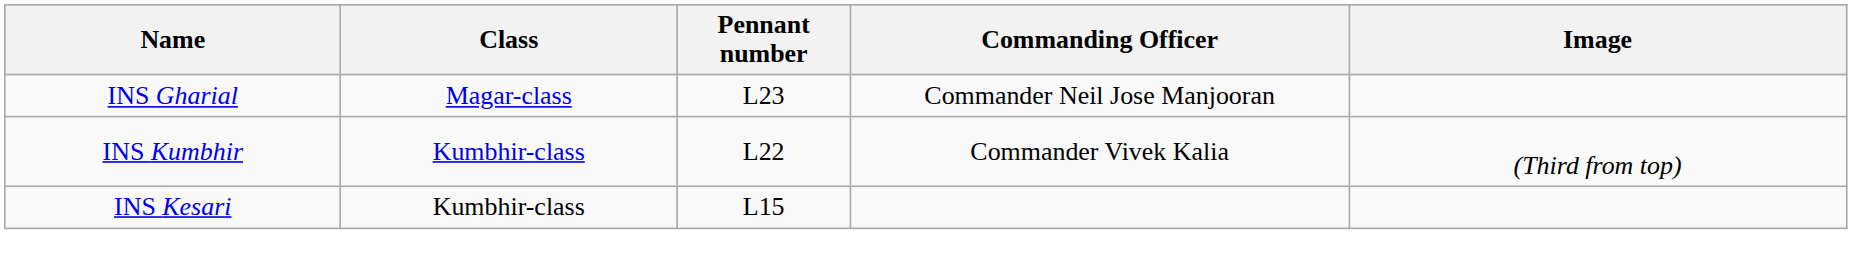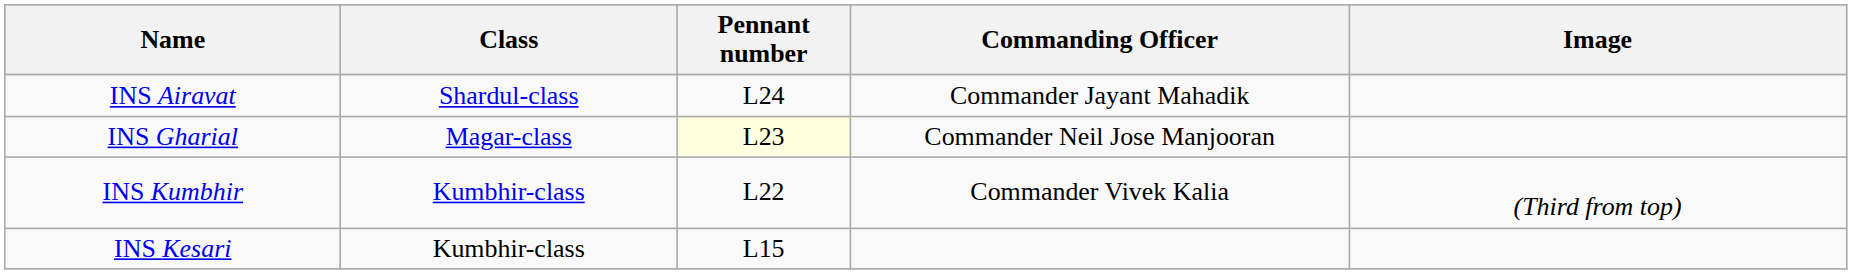+ row: (173, 95)
(764, 95) no background -> (764, 136) lightyellow background
